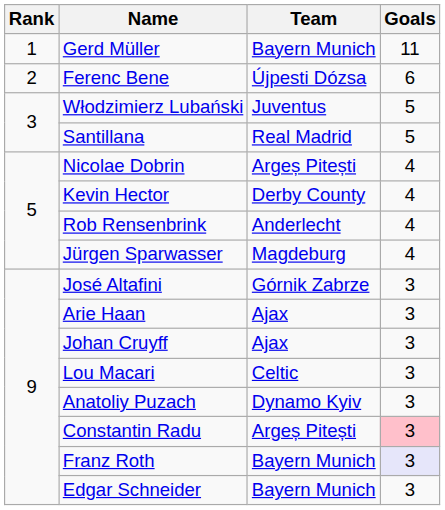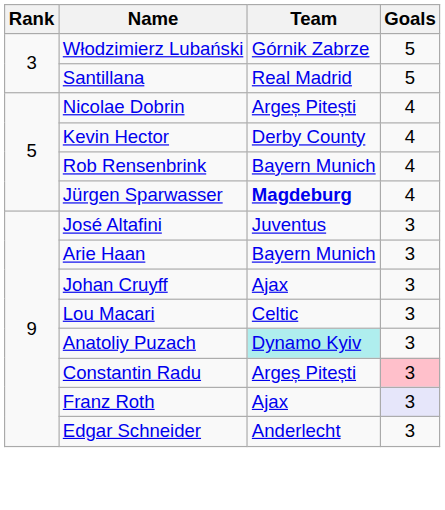- row: (111, 48)
- row: (116, 78)
(289, 107) Juventus -> (311, 48) Górnik Zabrze
(296, 225) Anderlecht -> (314, 166) Bayern Munich
(299, 254) normal -> (302, 195) bold
(311, 284) Górnik Zabrze -> (289, 225) Juventus
(270, 313) Ajax -> (314, 254) Bayern Munich
(307, 401) no background -> (307, 343) paleturquoise background
(314, 460) Bayern Munich -> (270, 401) Ajax
(314, 490) Bayern Munich -> (296, 431) Anderlecht
